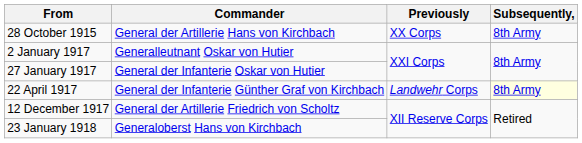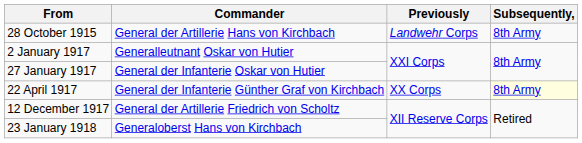(415, 33) XX Corps -> (434, 33) Landwehr Corps
(434, 90) Landwehr Corps -> (415, 90) XX Corps
